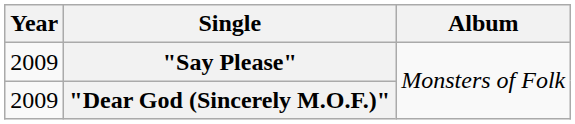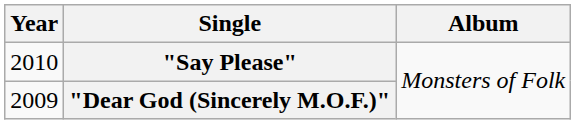(34, 61) 2009 -> (34, 61) 2010
